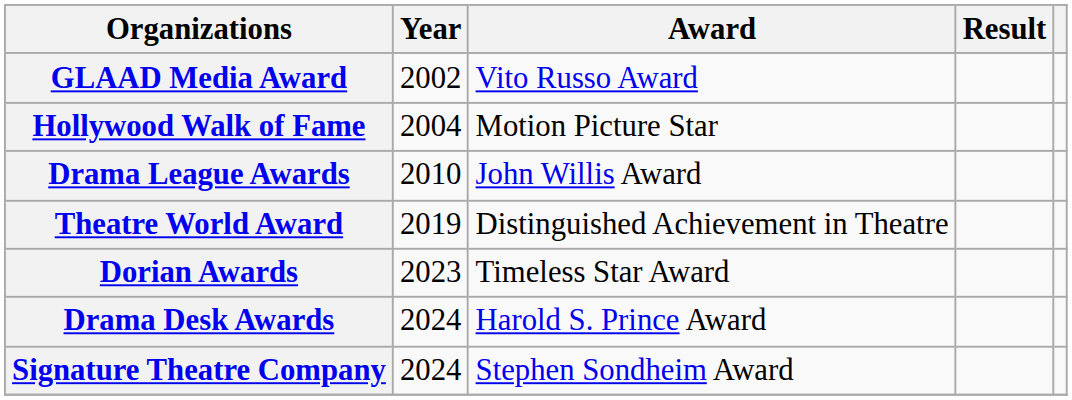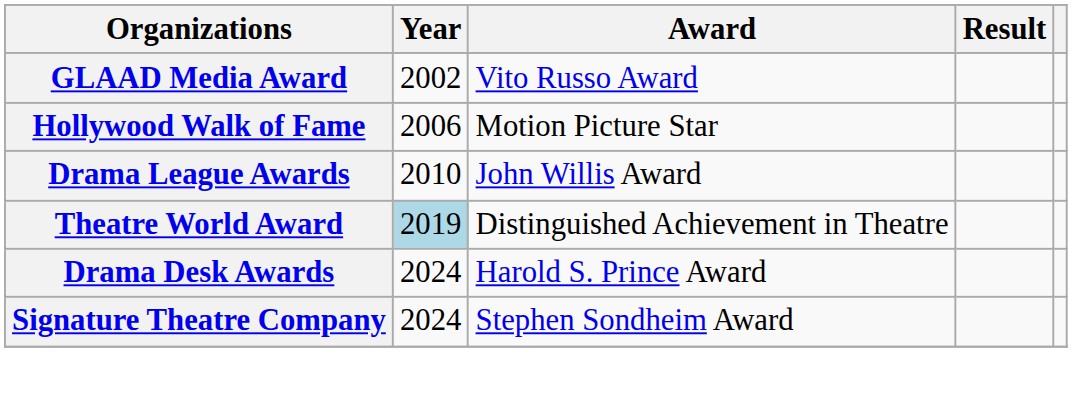(431, 126) 2004 -> (431, 126) 2006
(431, 223) no background -> (431, 223) lightblue background
- row: (199, 272)
